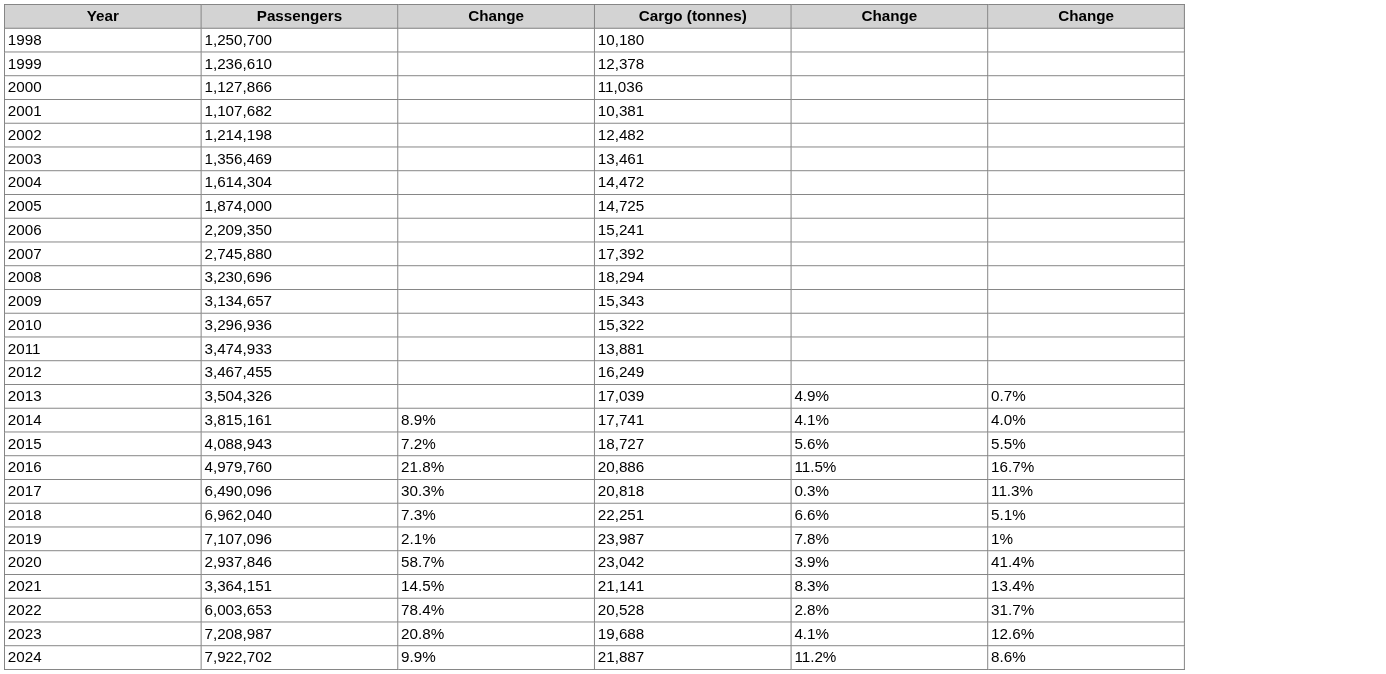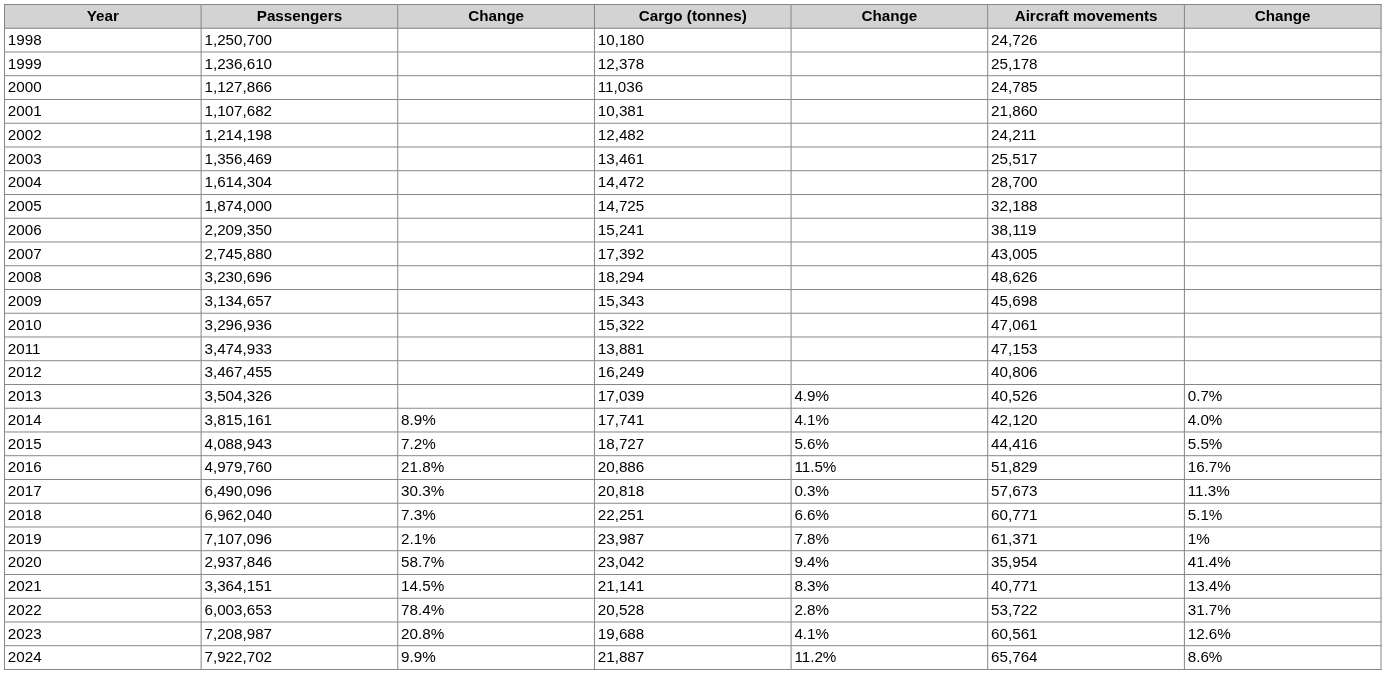+ column: (1086, 16)
(812, 562) 3.9% -> (812, 562) 9.4%
